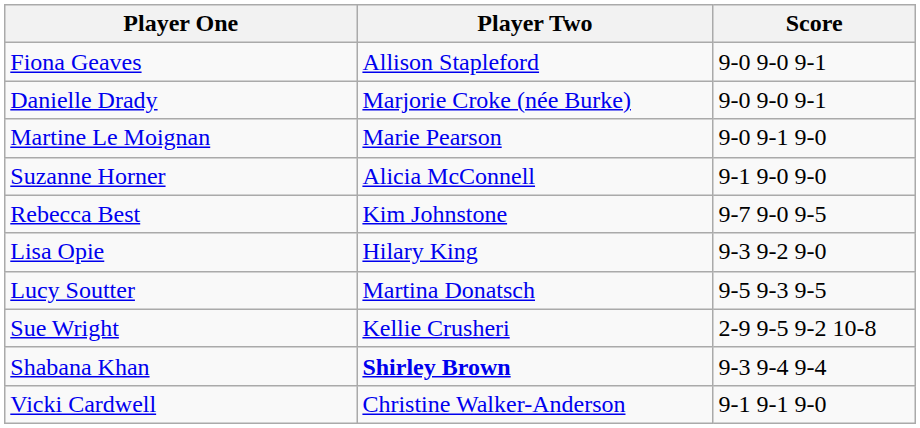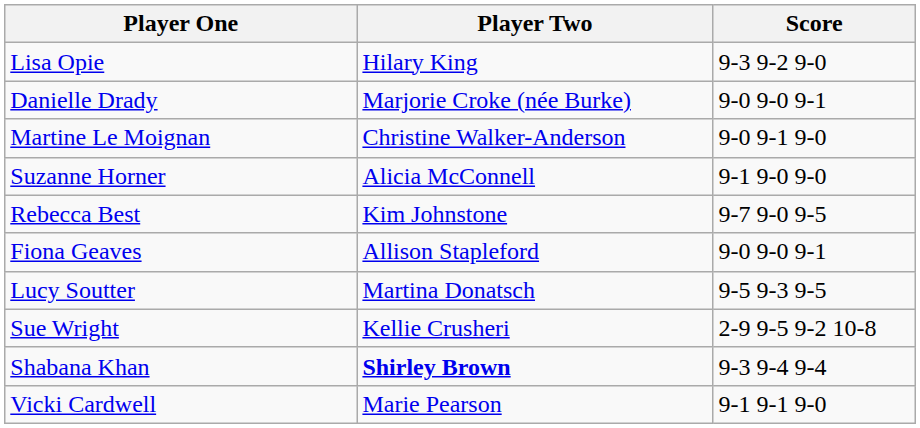rows swapped: (57, 251) <-> (76, 61)
(432, 137) Marie Pearson -> (494, 137) Christine Walker-Anderson
(494, 404) Christine Walker-Anderson -> (432, 404) Marie Pearson
